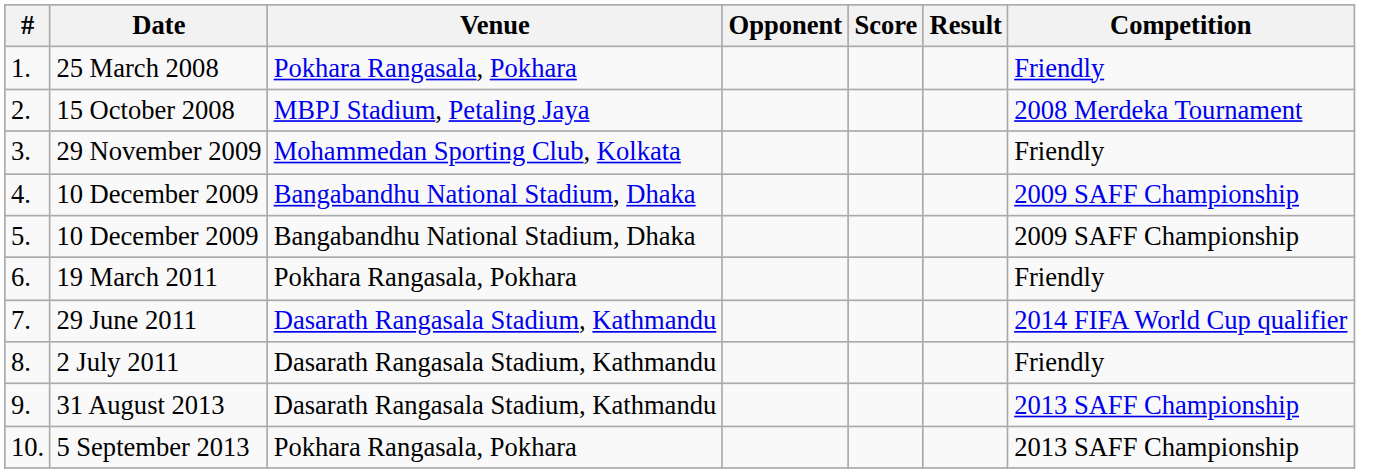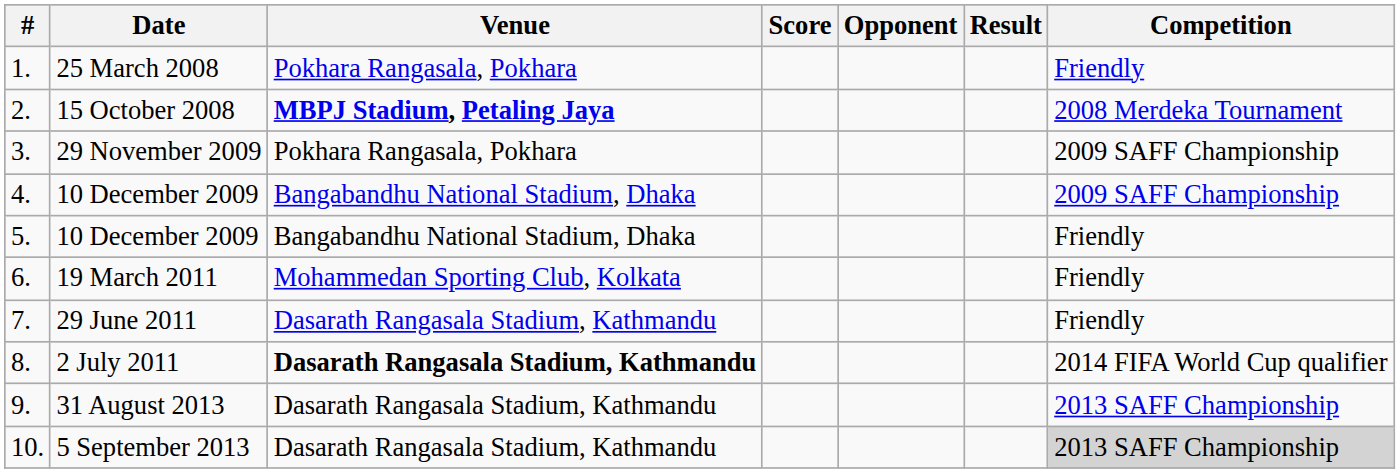columns swapped: (785, 25) <-> (886, 25)
(432, 109) normal -> (444, 109) bold
(477, 151) Mohammedan Sporting Club, Kolkata -> (425, 151) Pokhara Rangasala, Pokhara
(1059, 151) Friendly -> (1197, 151) 2009 SAFF Championship
(1157, 236) 2009 SAFF Championship -> (1099, 236) Friendly
(425, 278) Pokhara Rangasala, Pokhara -> (477, 278) Mohammedan Sporting Club, Kolkata
(1181, 320) 2014 FIFA World Cup qualifier -> (1099, 320) Friendly
(495, 362) normal -> (515, 362) bold
(1059, 362) Friendly -> (1221, 362) 2014 FIFA World Cup qualifier
(425, 446) Pokhara Rangasala, Pokhara -> (495, 446) Dasarath Rangasala Stadium, Kathmandu
(1157, 446) no background -> (1197, 446) lightgrey background
